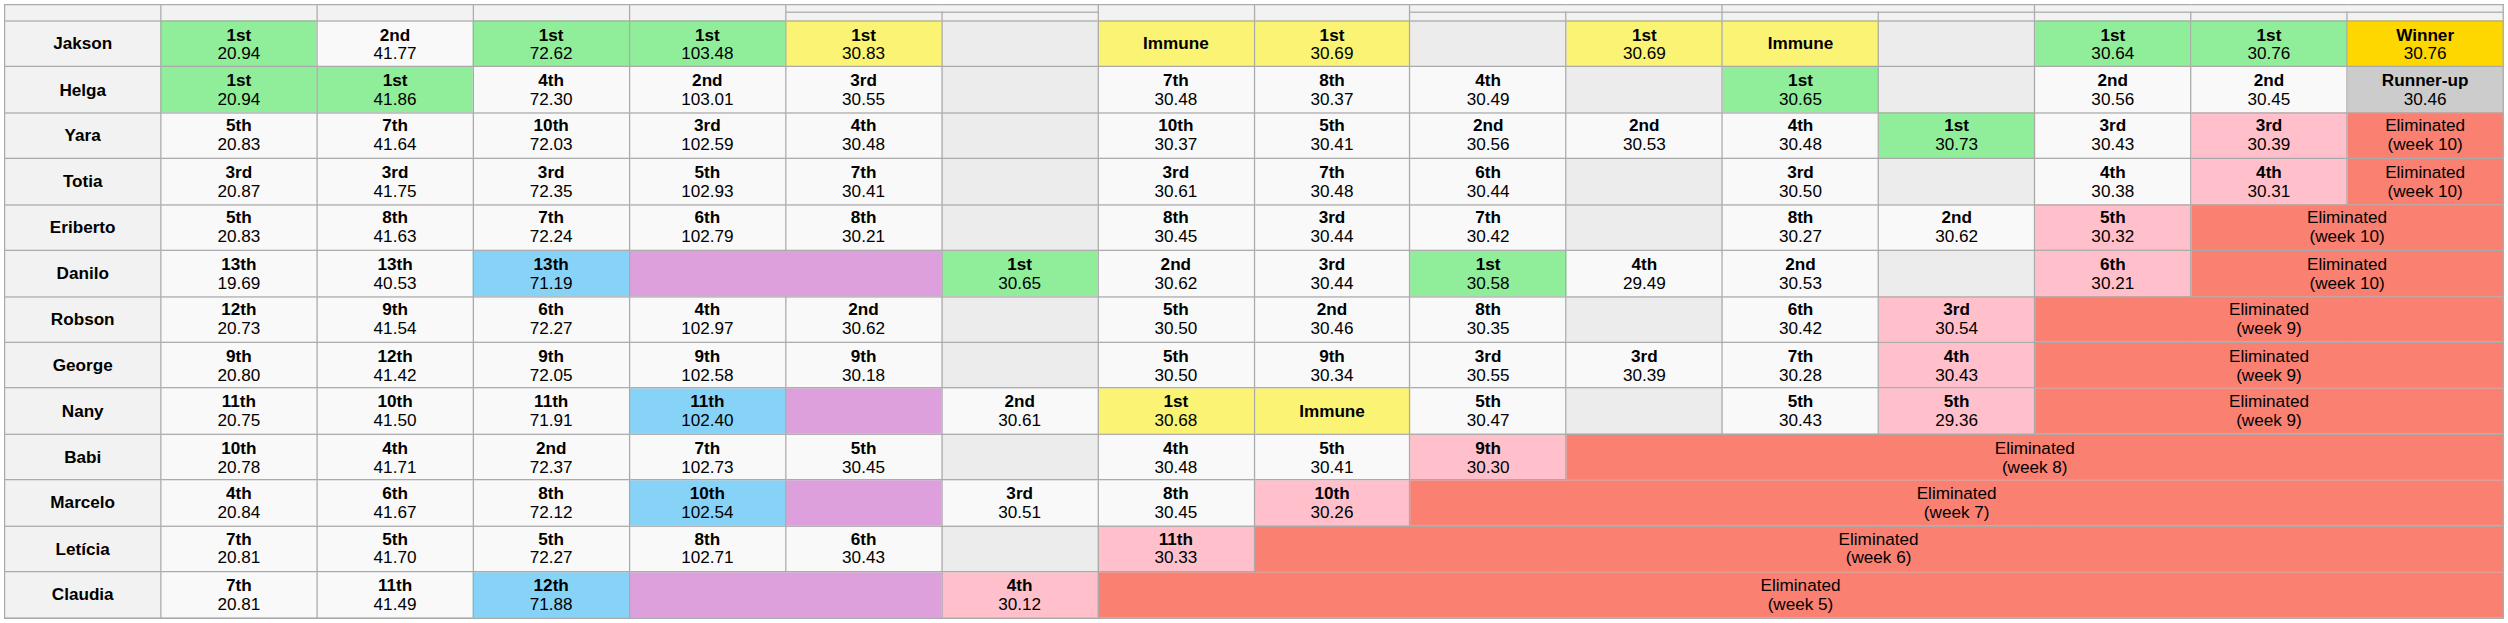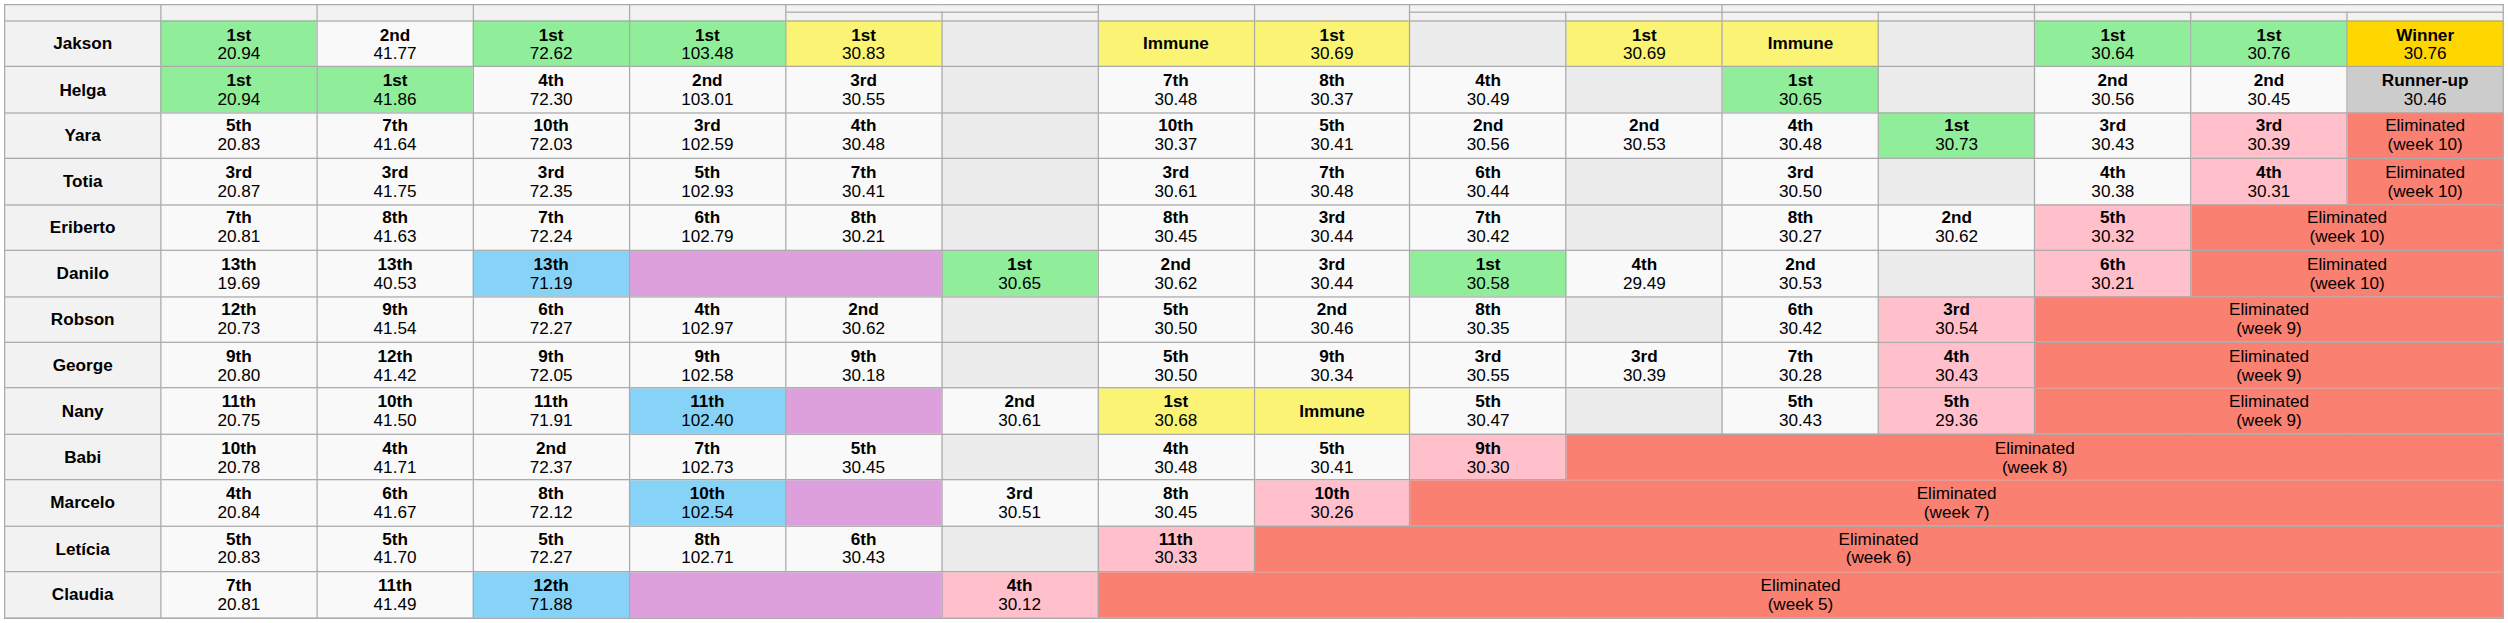(239, 227) 5th 20.83 -> (239, 227) 7th 20.81
(239, 548) 7th 20.81 -> (239, 548) 5th 20.83
